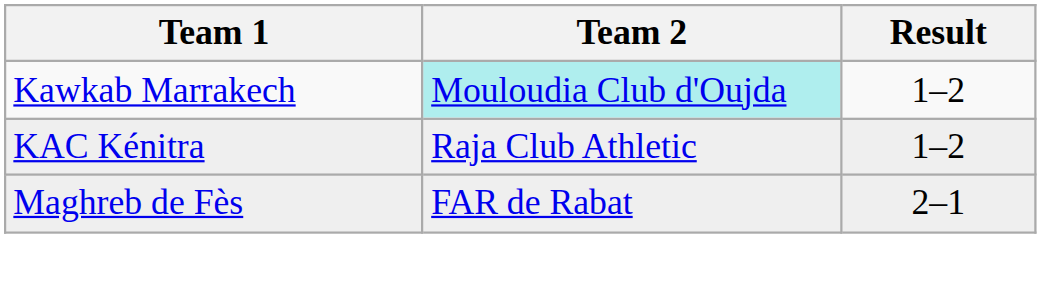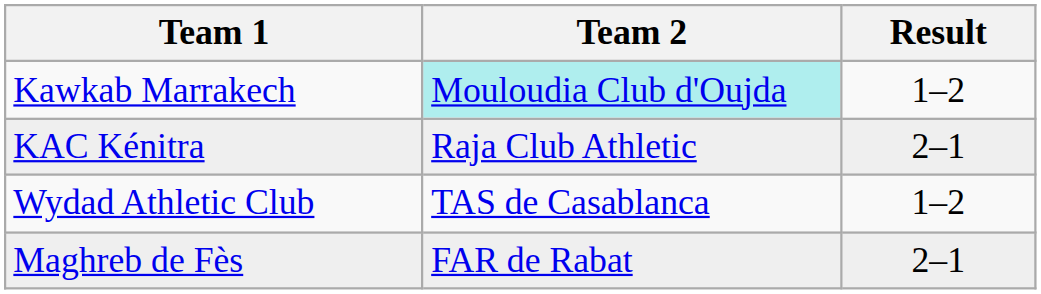(938, 145) 1–2 -> (938, 145) 2–1
+ row: (164, 202)
